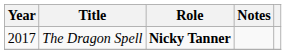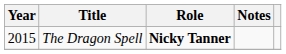(22, 37) 2017 -> (22, 37) 2015
